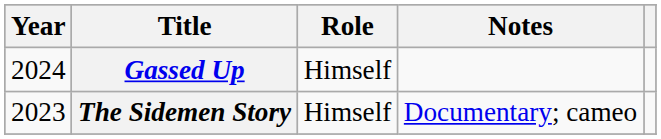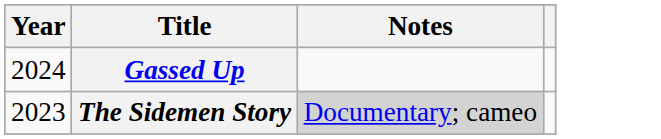- column: (347, 26)
(521, 112) no background -> (420, 112) lightgrey background
